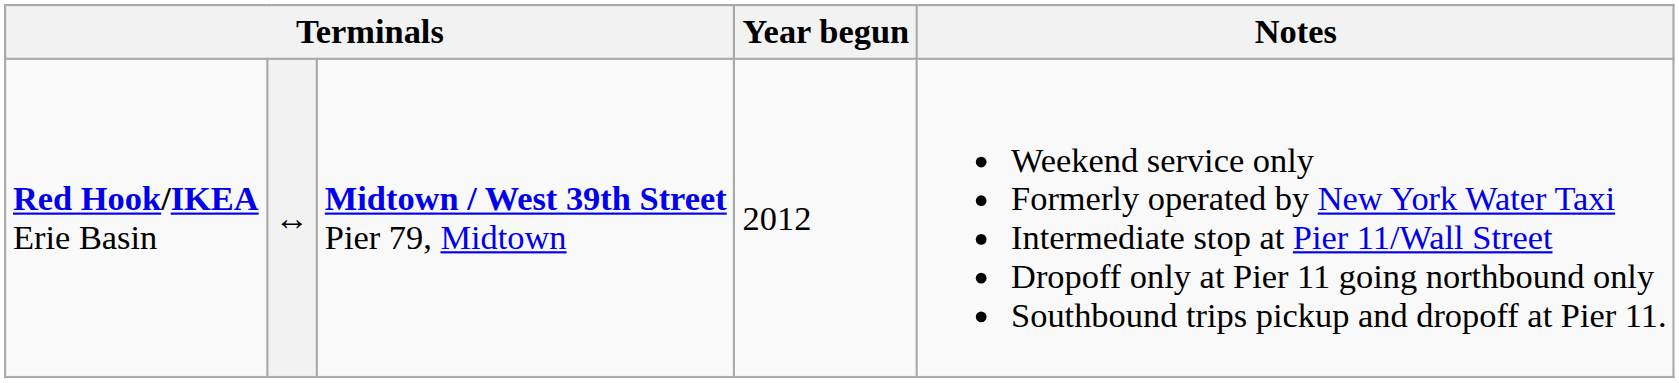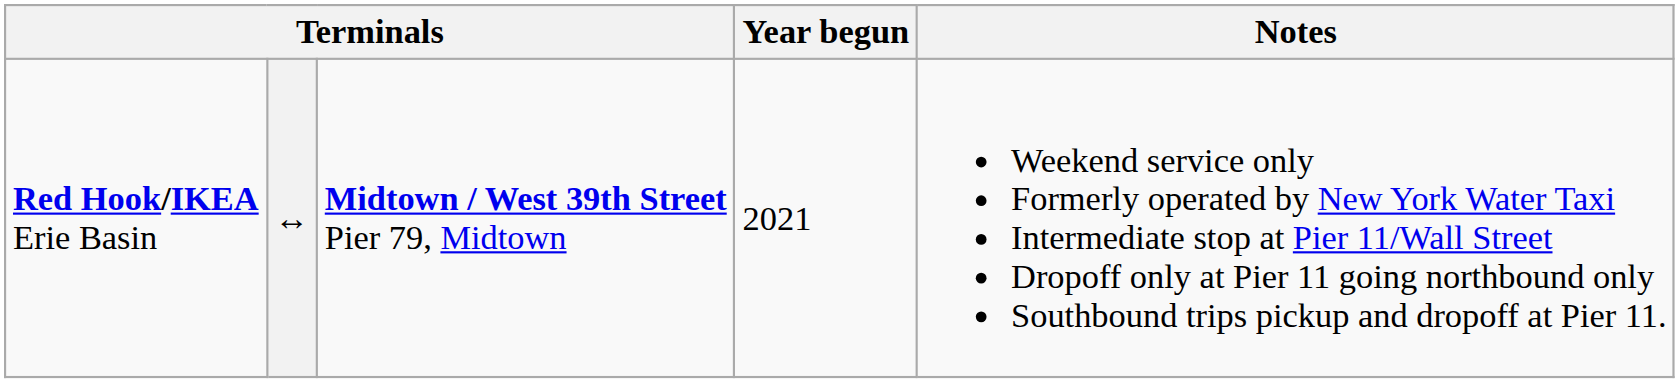(777, 217) 2012 -> (777, 217) 2021
